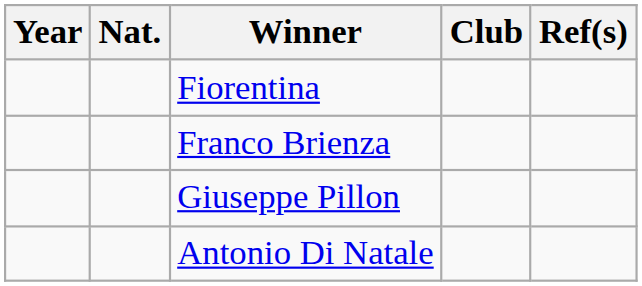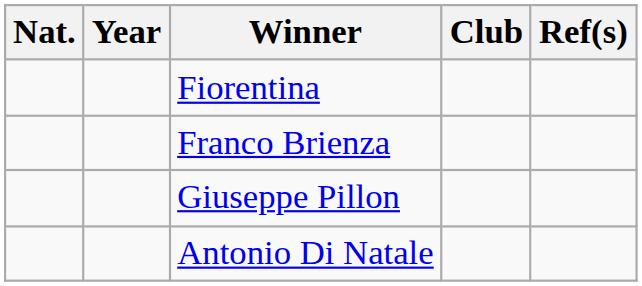columns swapped: (48, 32) <-> (130, 32)
